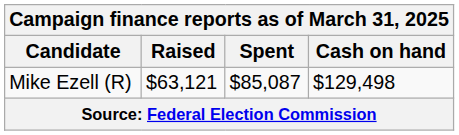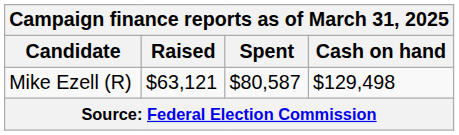(265, 82) $85,087 -> (265, 82) $80,587
